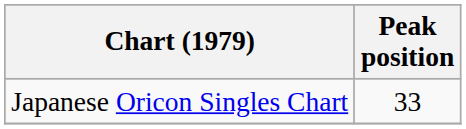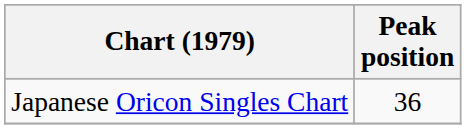(408, 100) 33 -> (408, 100) 36
